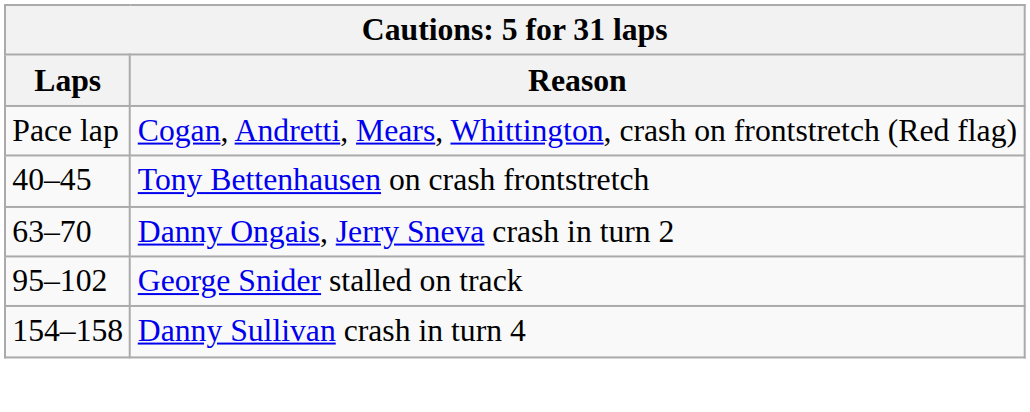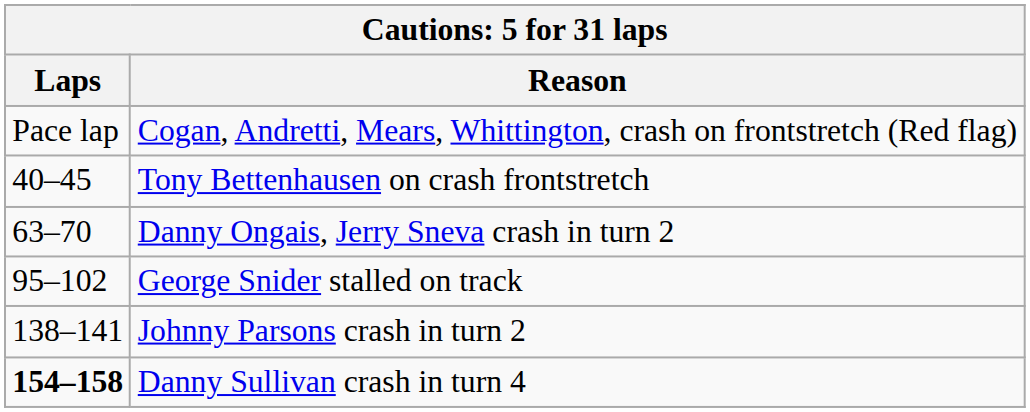+ row: (332, 331)
(68, 331) normal -> (68, 381) bold
